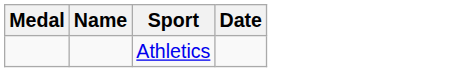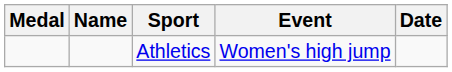+ column: (305, 20)
